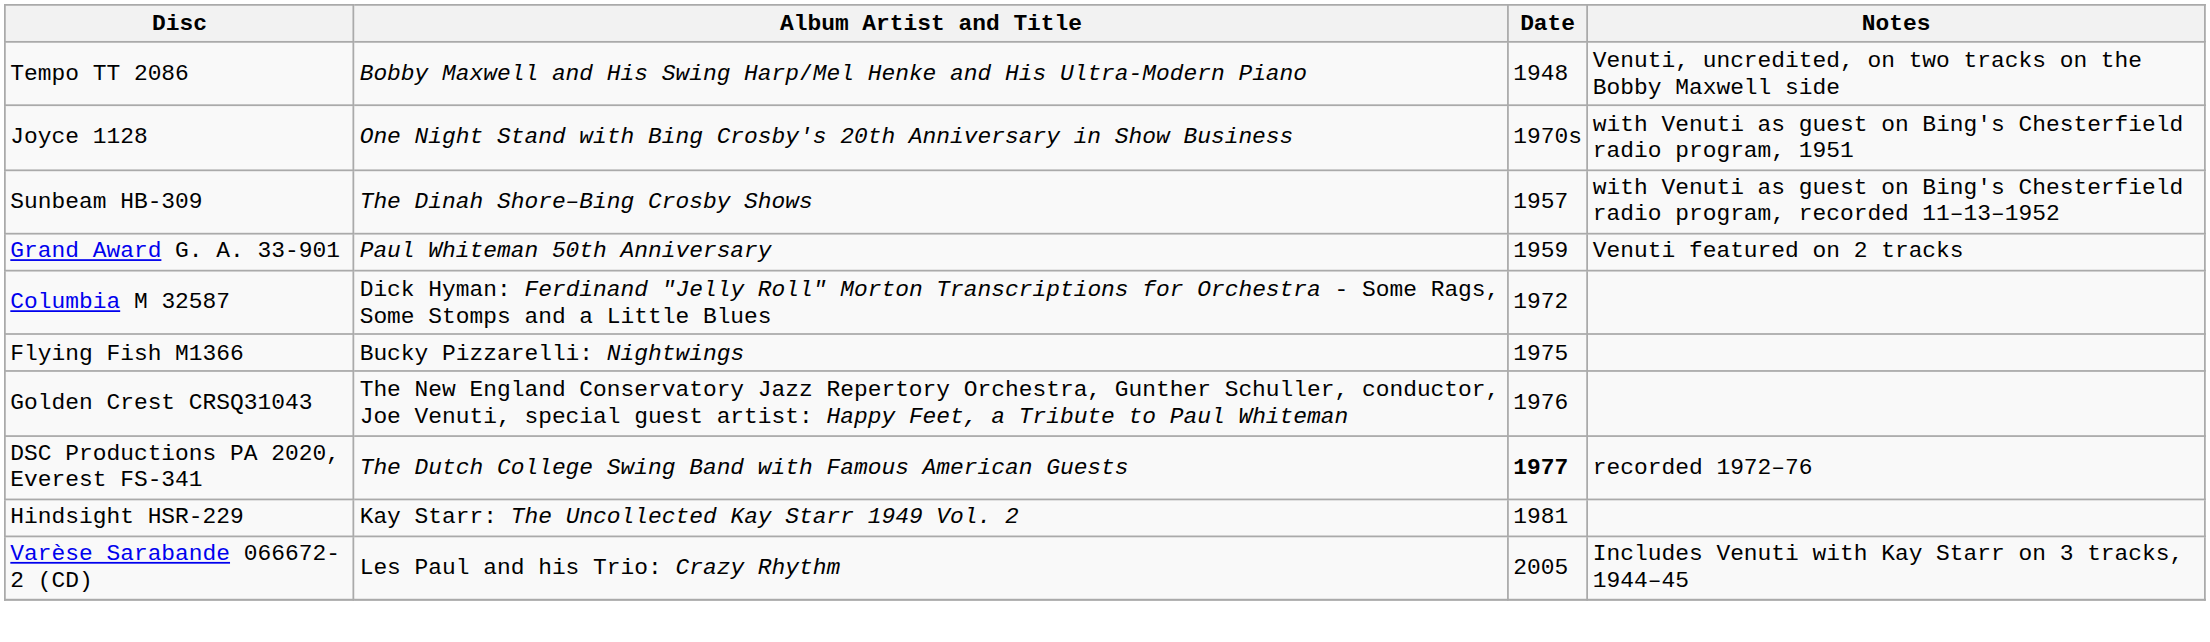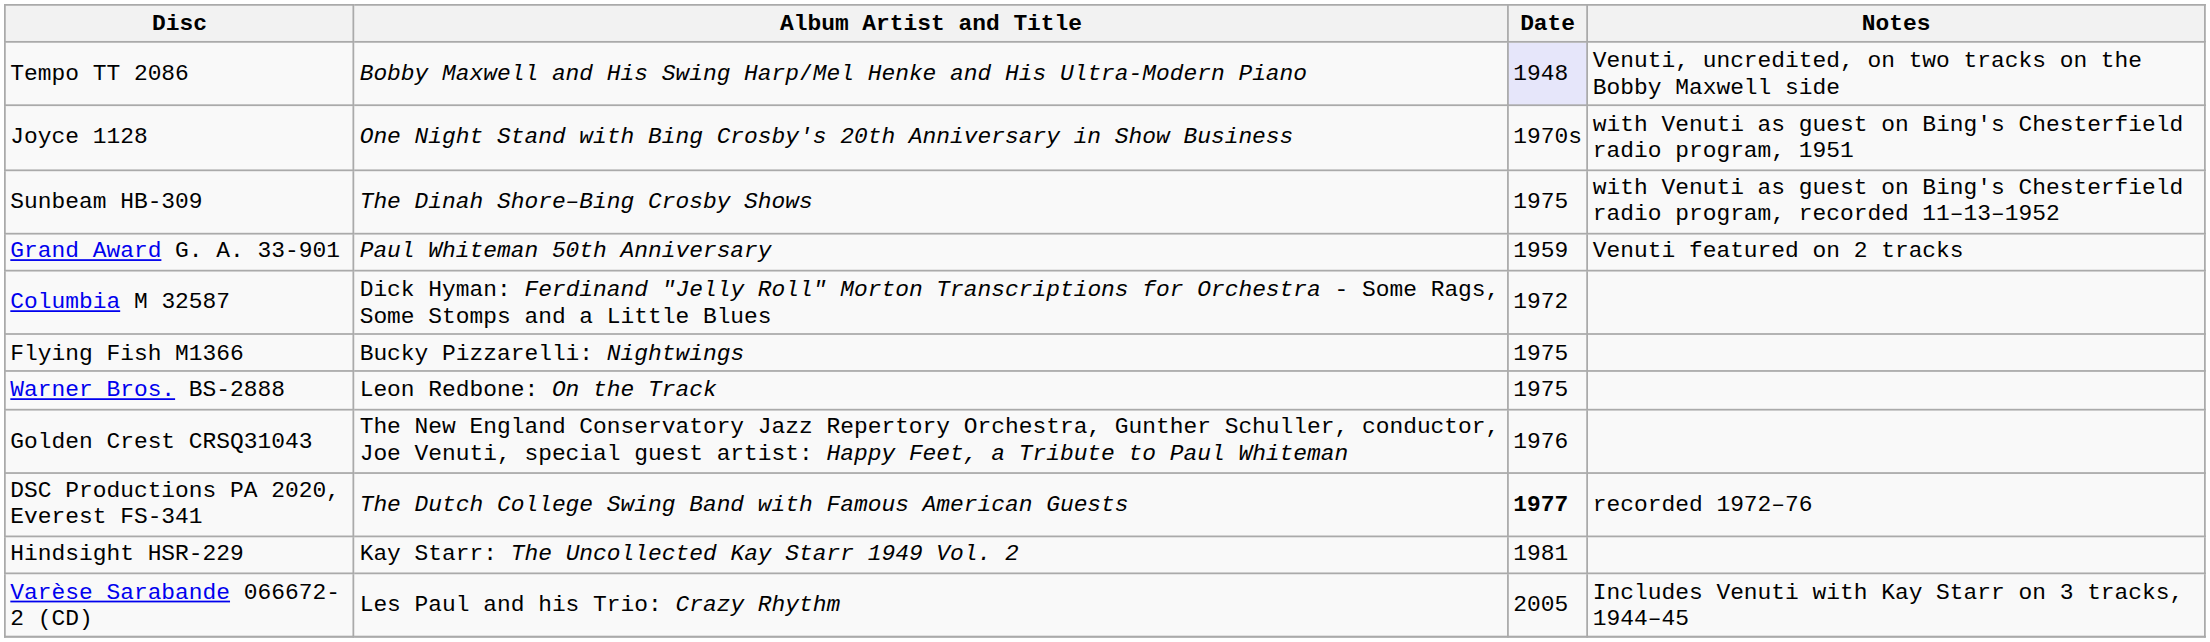(1541, 74) no background -> (1541, 74) lavender background
(1541, 201) 1957 -> (1541, 201) 1975
+ row: (148, 390)
